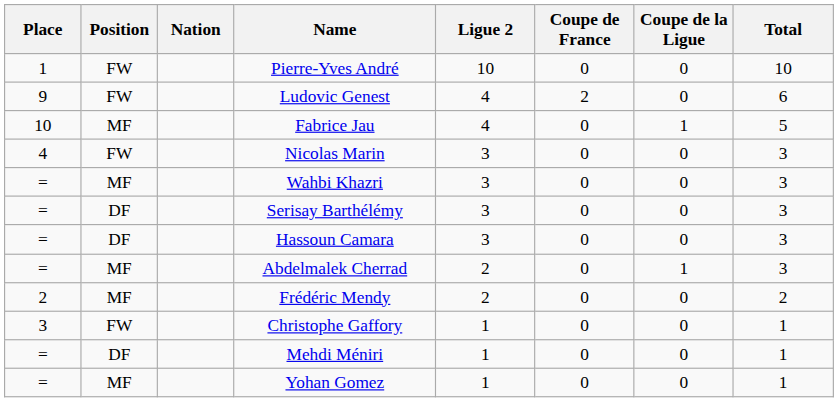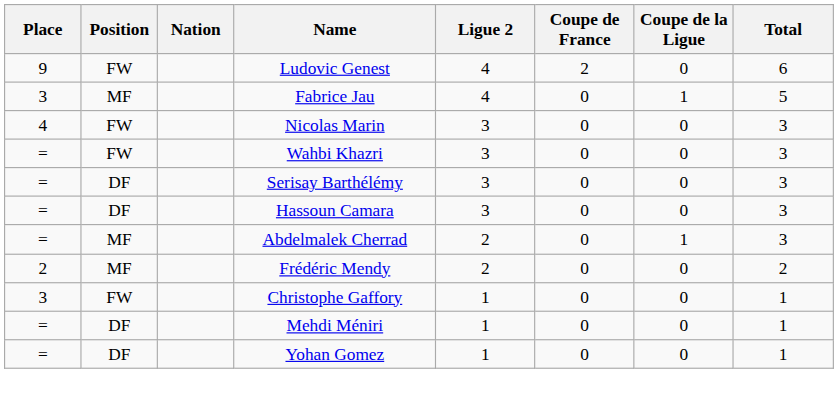- row: (335, 68)
(43, 125) 10 -> (43, 96) 3
(119, 182) MF -> (119, 153) FW
(119, 382) MF -> (119, 353) DF
